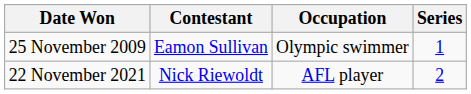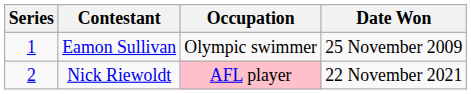columns swapped: (440, 18) <-> (77, 18)
(342, 74) no background -> (251, 74) pink background
